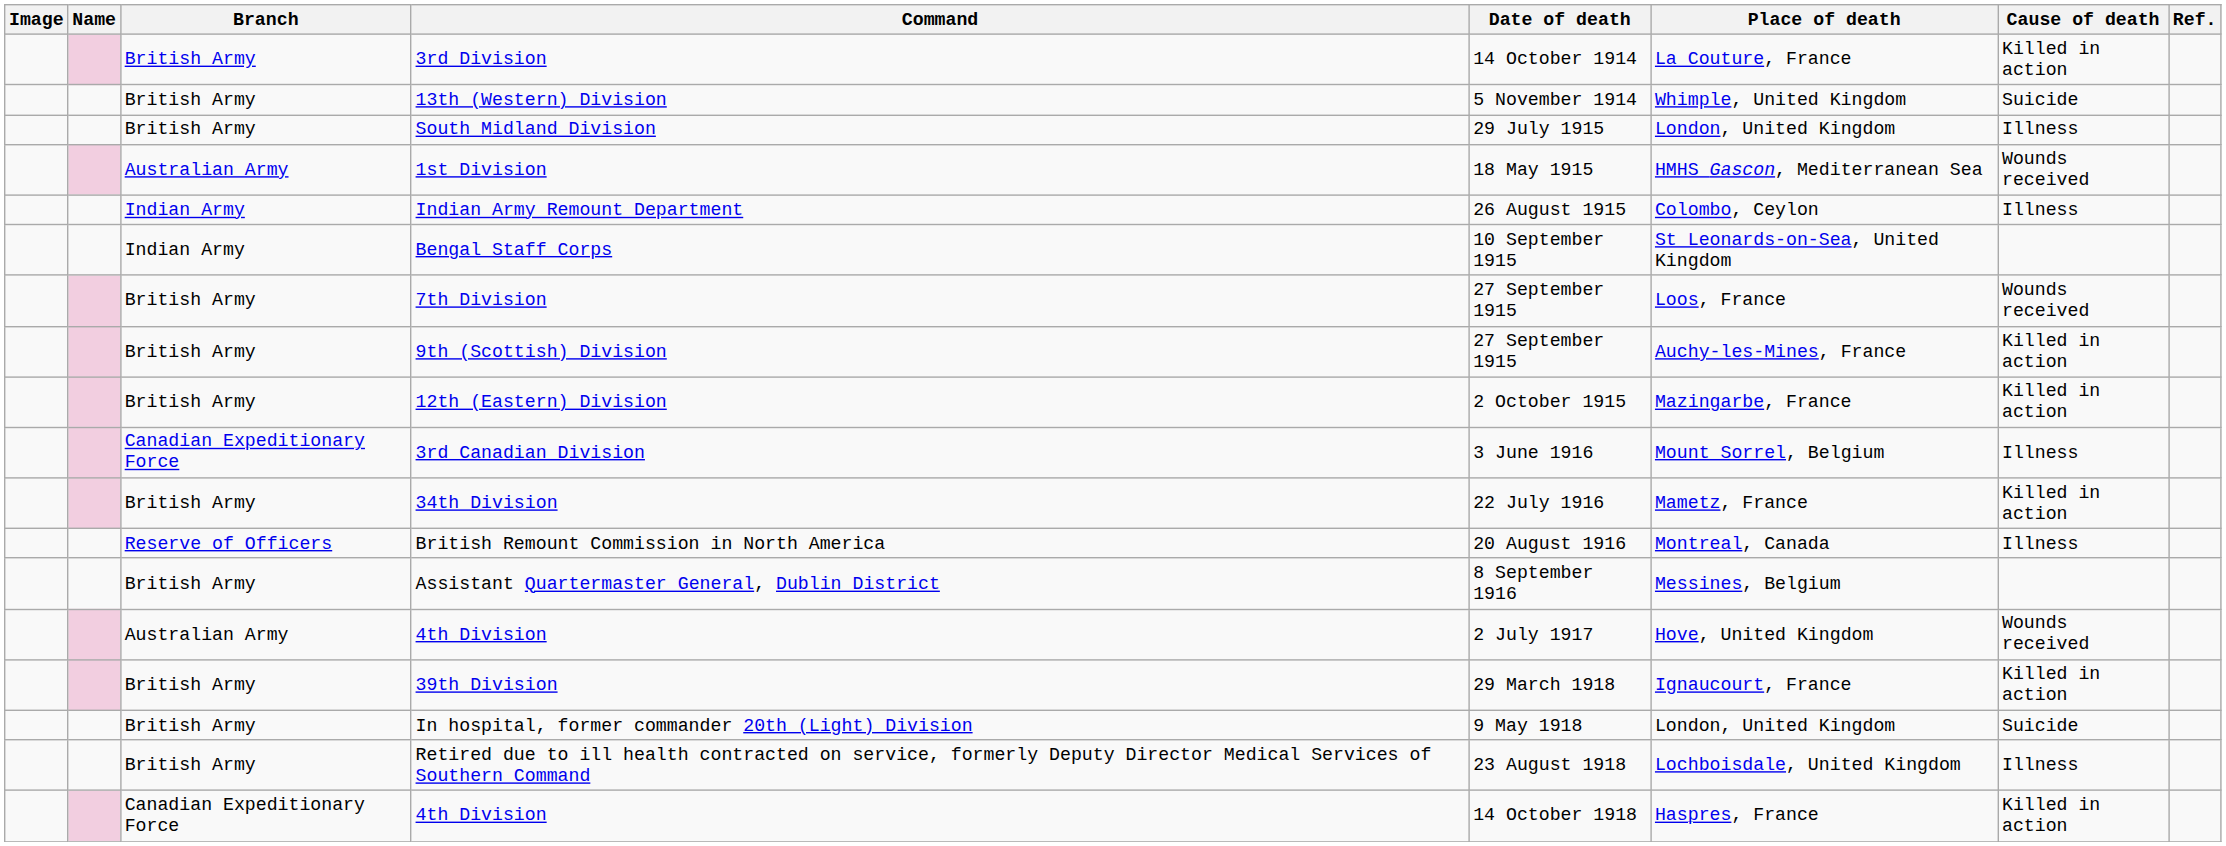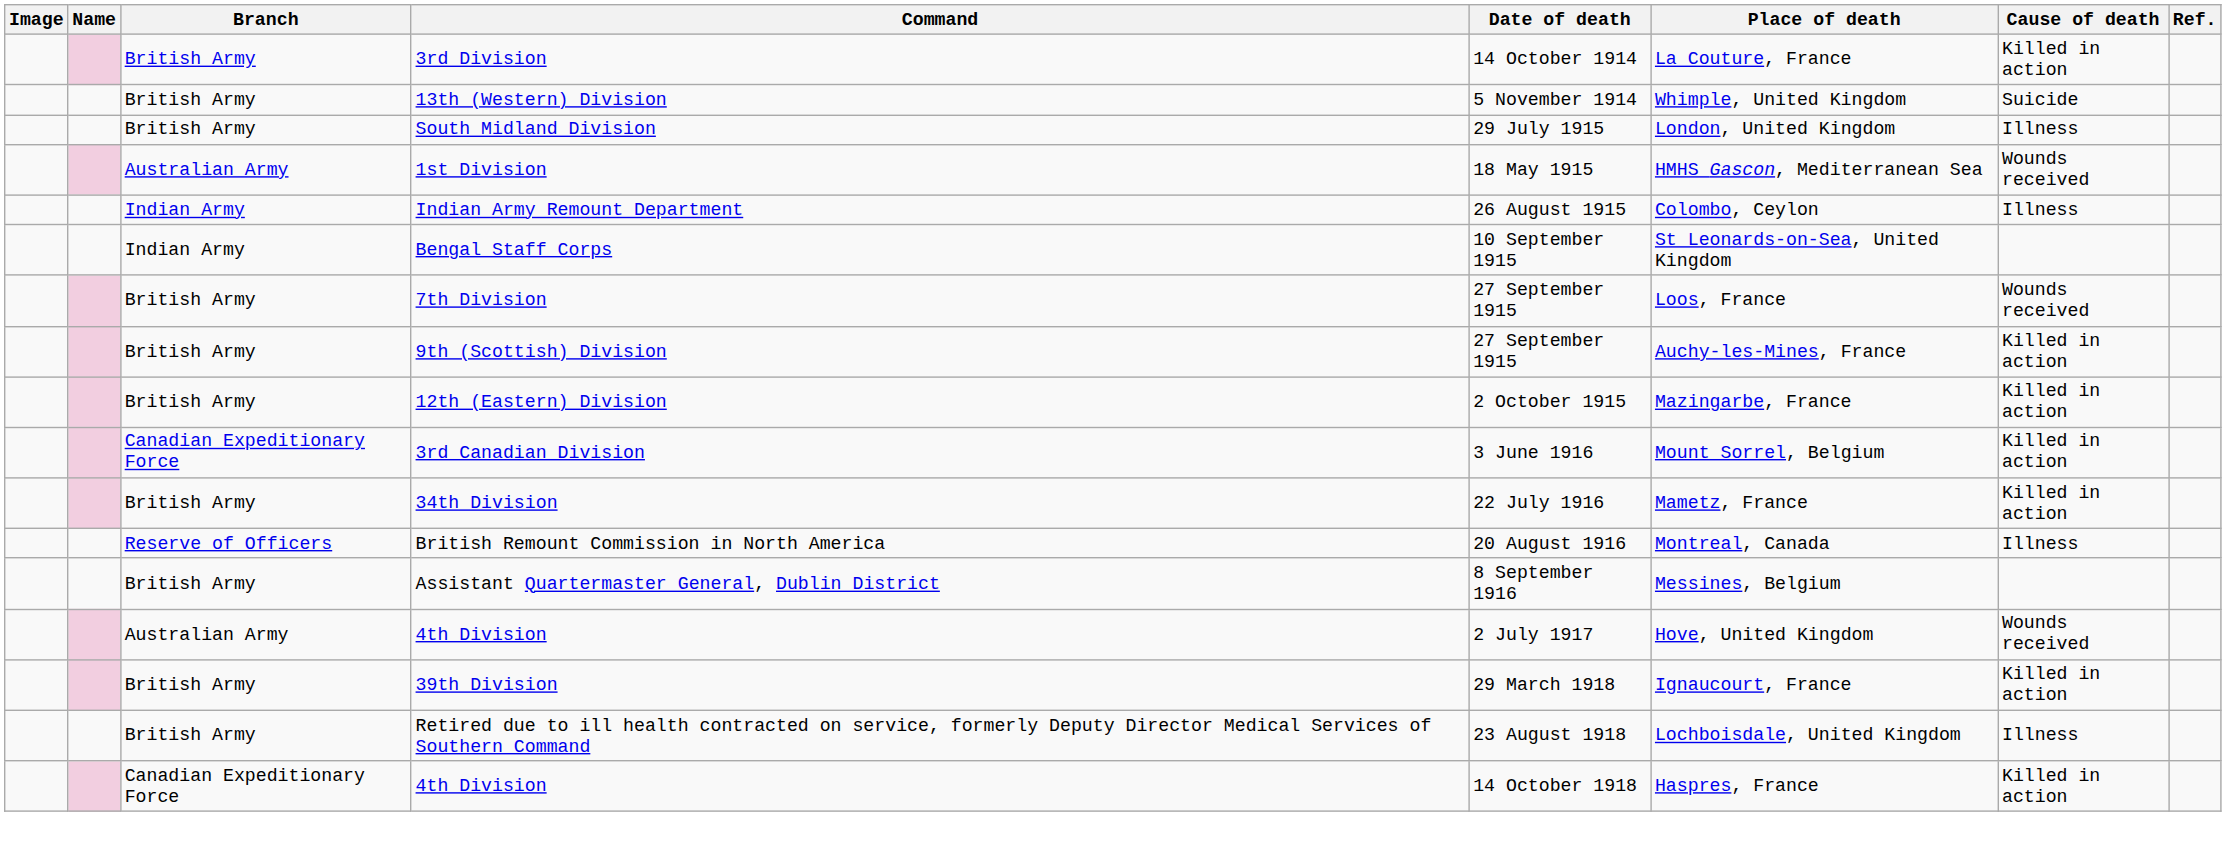(2040, 453) Illness -> (2051, 453) Killed in action
- row: (190, 725)
